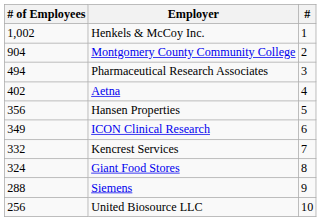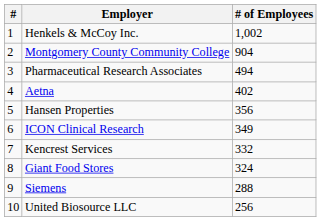columns swapped: (307, 14) <-> (46, 14)
